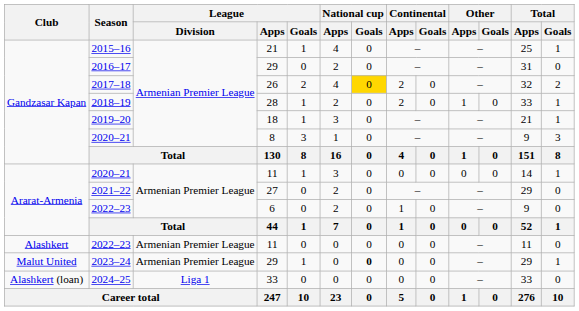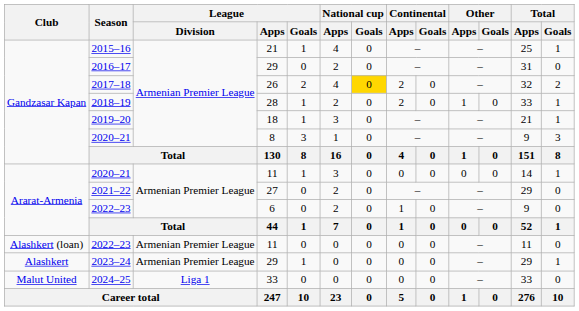(47, 244) Alashkert -> (47, 244) Alashkert (loan)
(47, 262) Malut United -> (47, 262) Alashkert
(369, 262) bold -> (369, 262) normal
(47, 279) Alashkert (loan) -> (47, 279) Malut United
